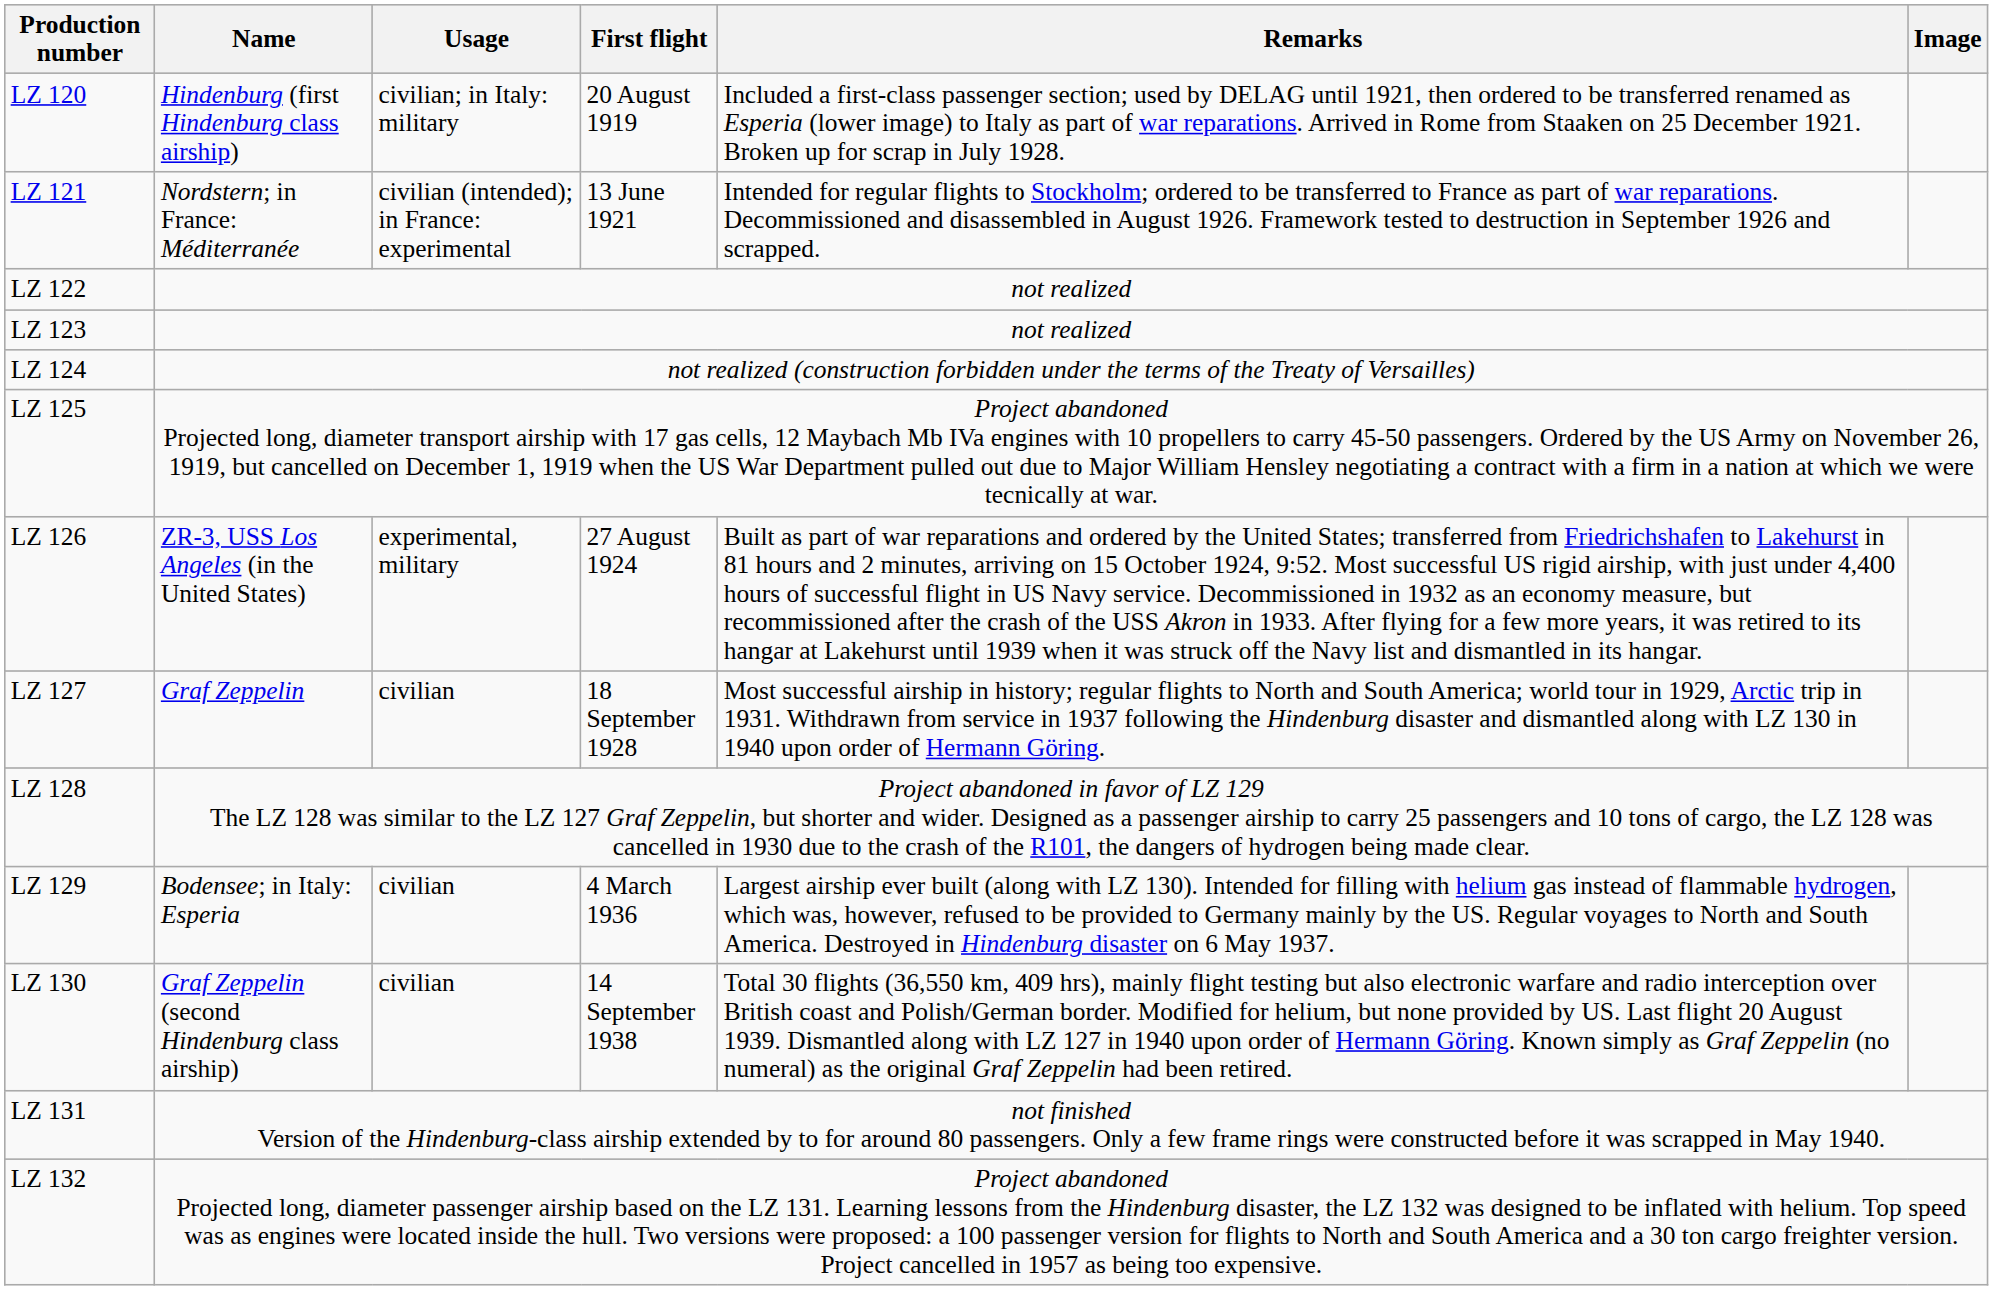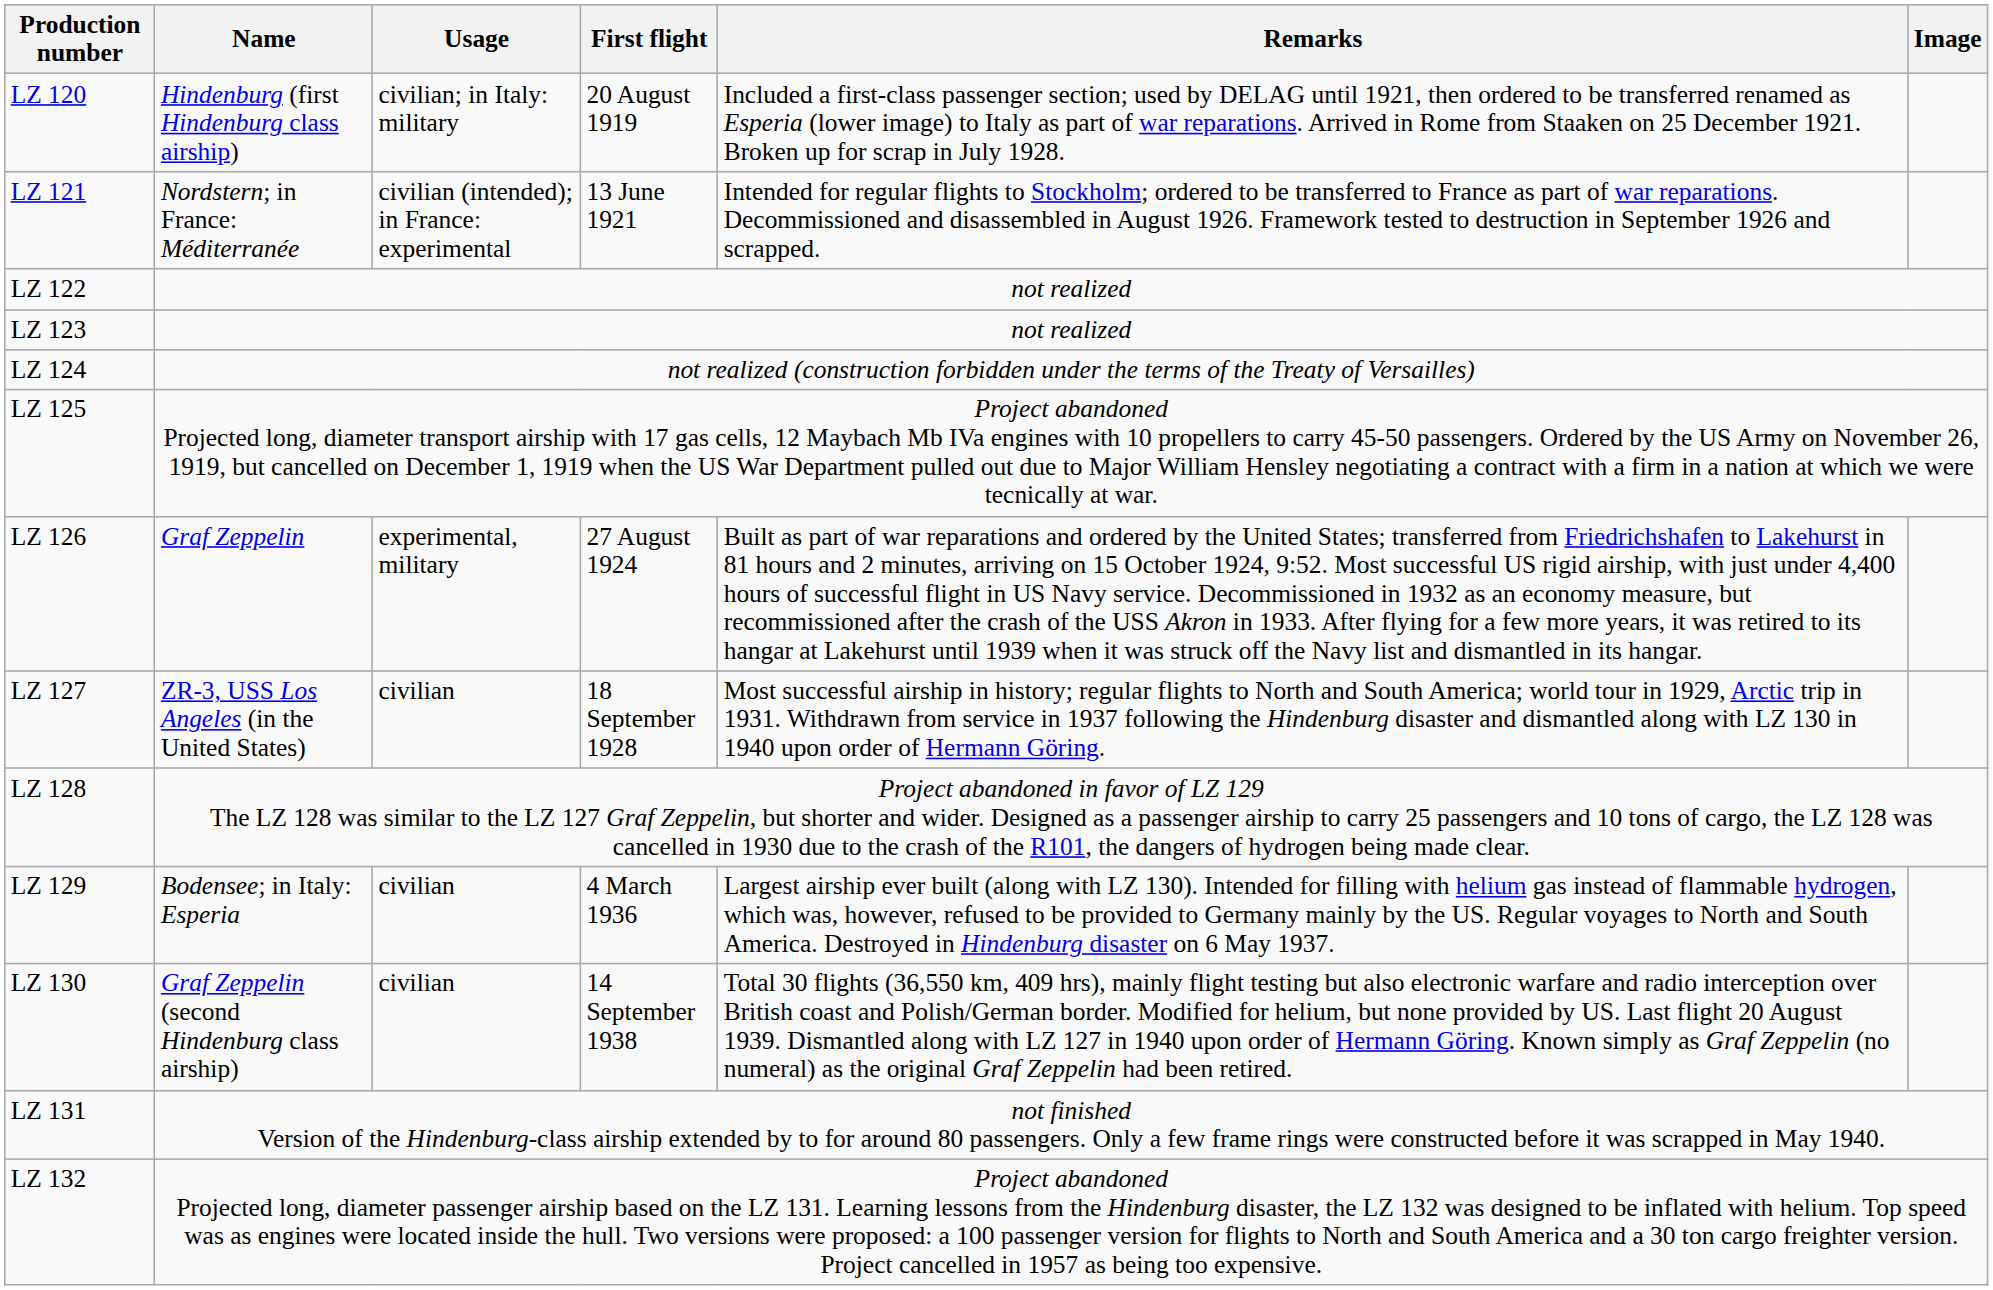(239, 564) ZR-3, USS Los Angeles (in the United States) -> (233, 536) Graf Zeppelin
(233, 690) Graf Zeppelin -> (239, 719) ZR-3, USS Los Angeles (in the United States)
